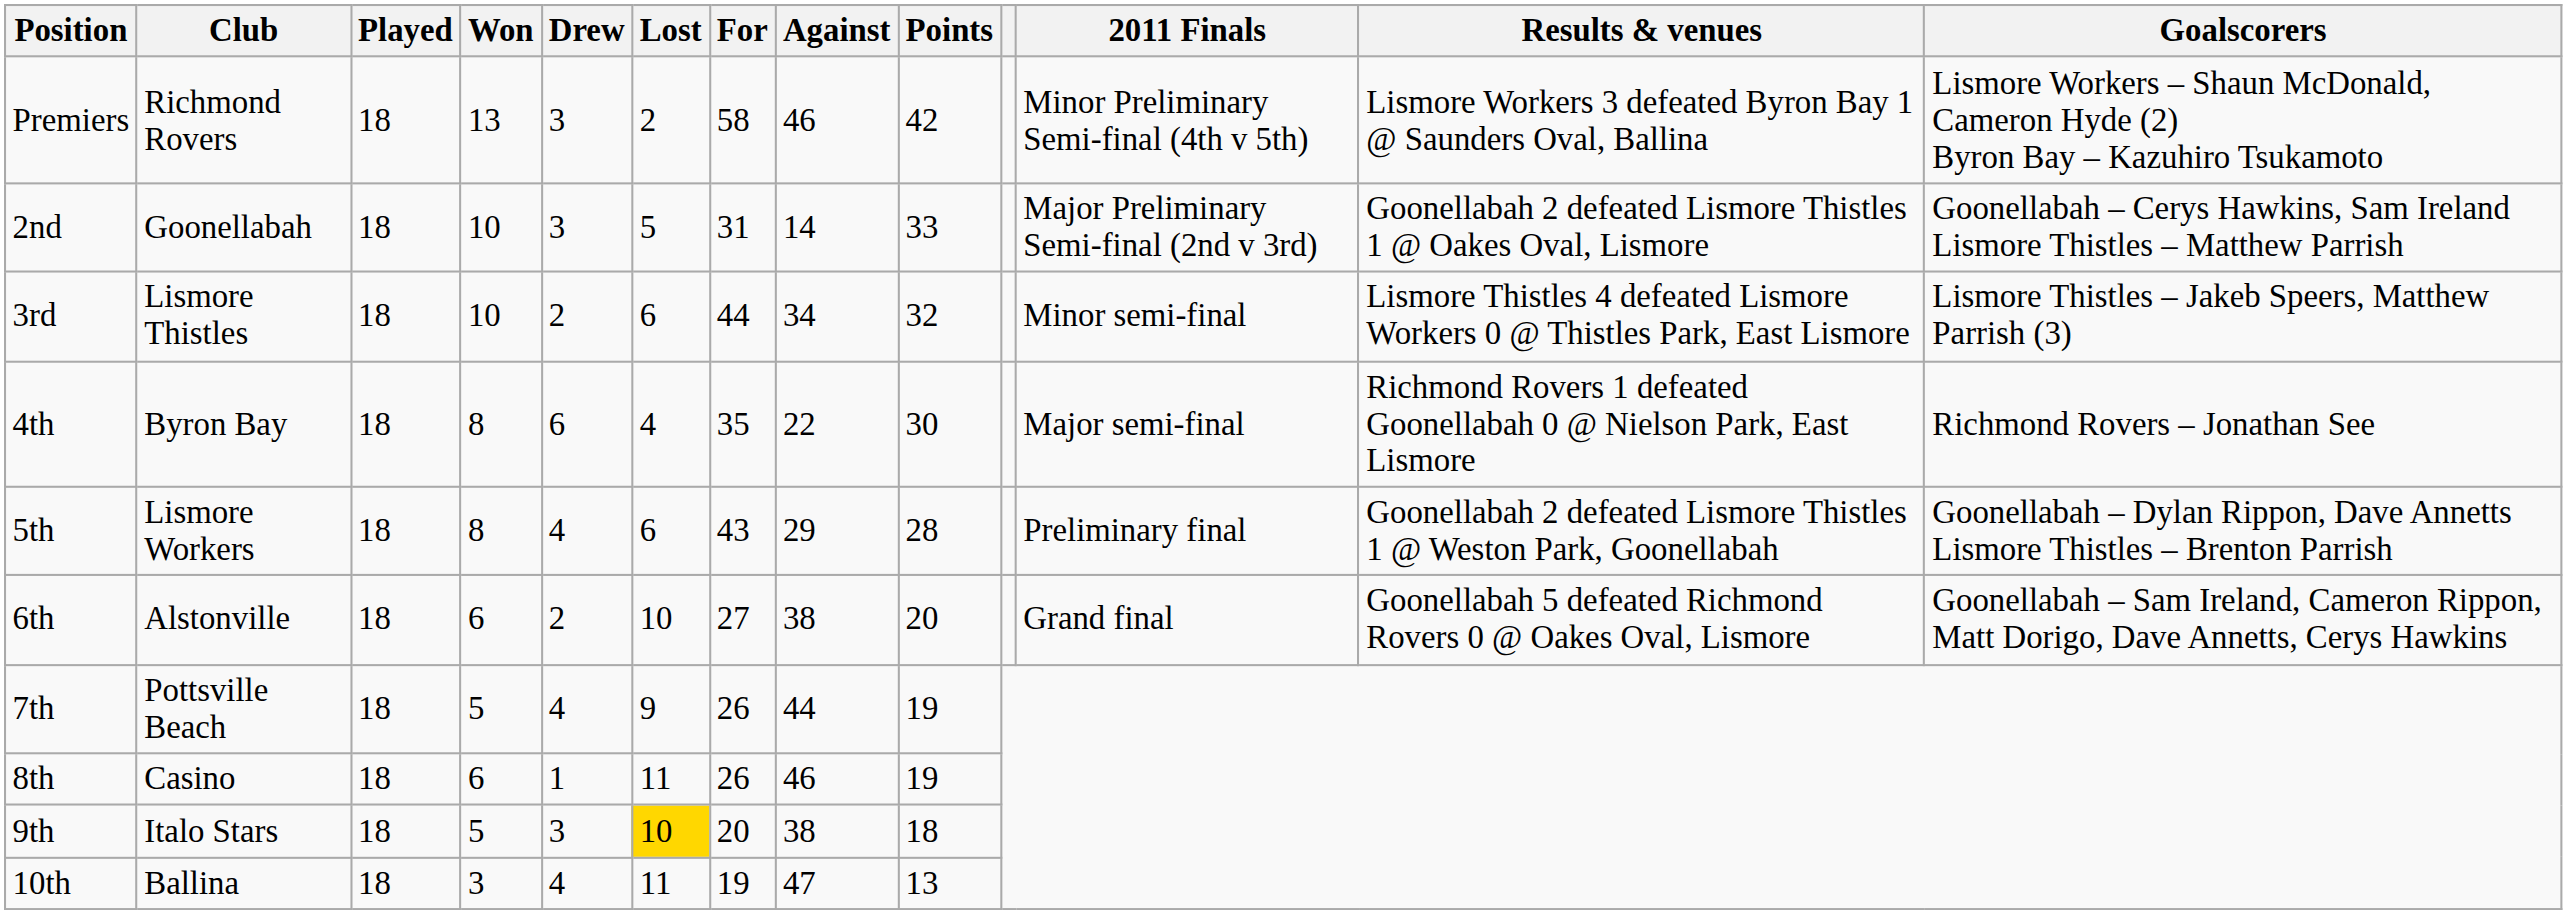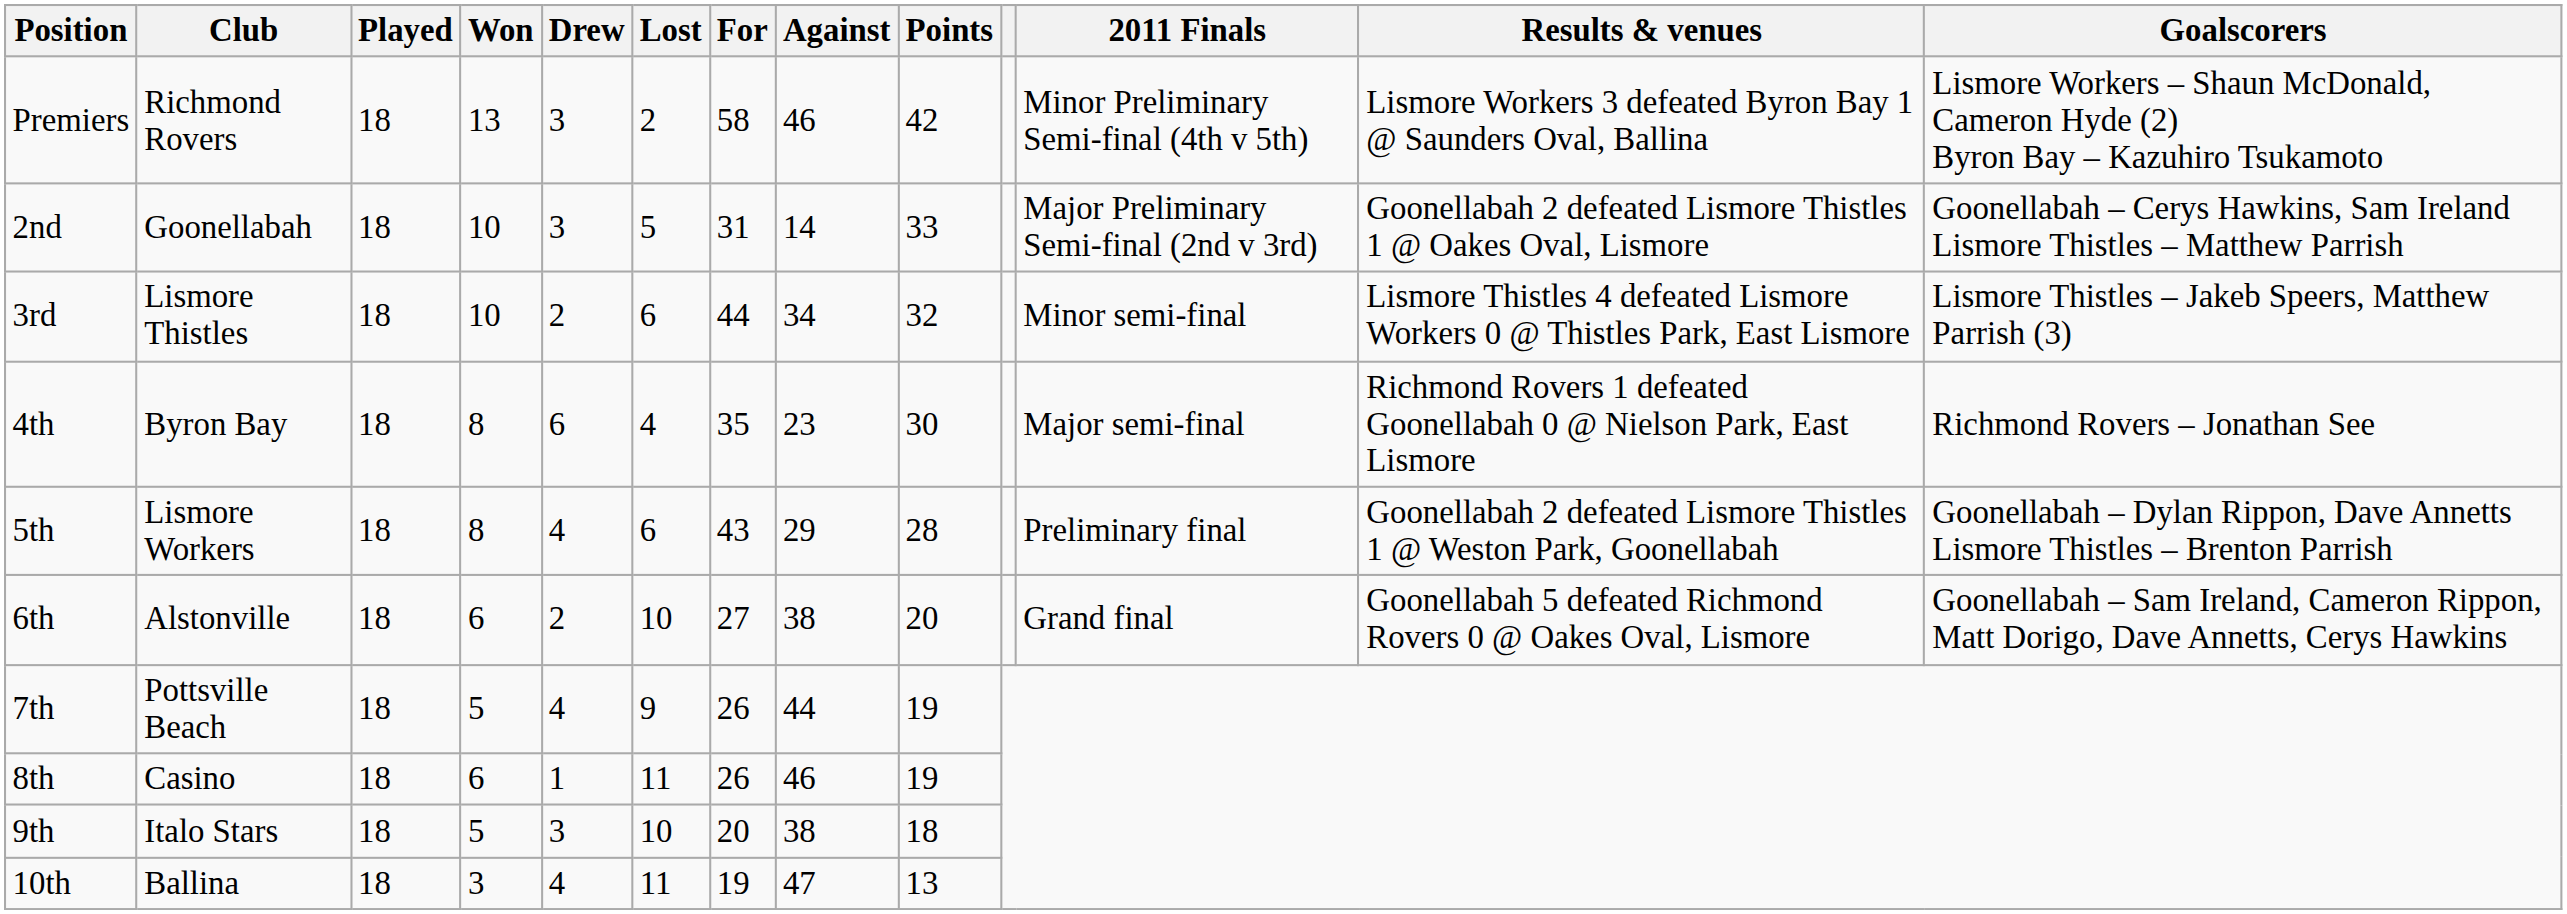(799, 423) 22 -> (799, 423) 23
(656, 830) gold background -> (656, 830) no background
